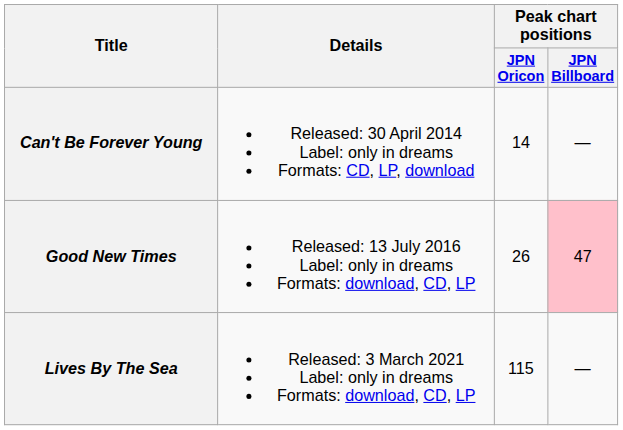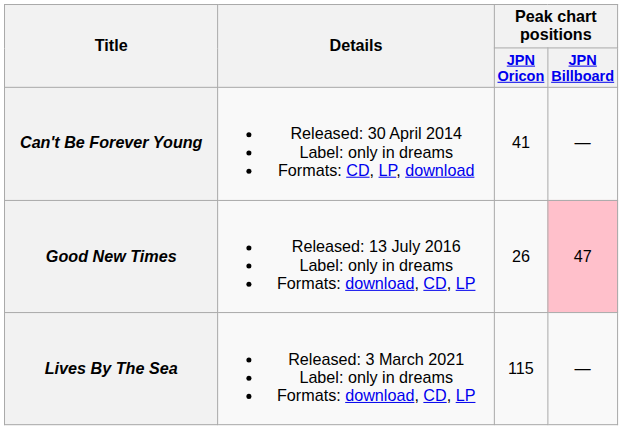(521, 143) 14 -> (521, 143) 41
